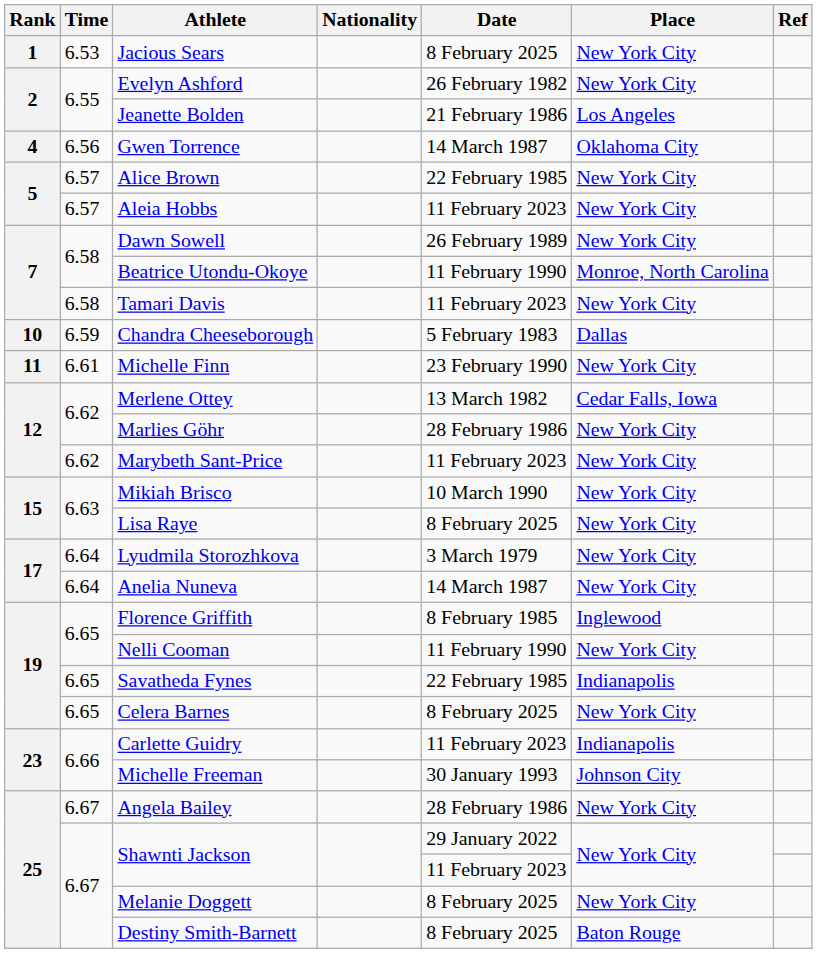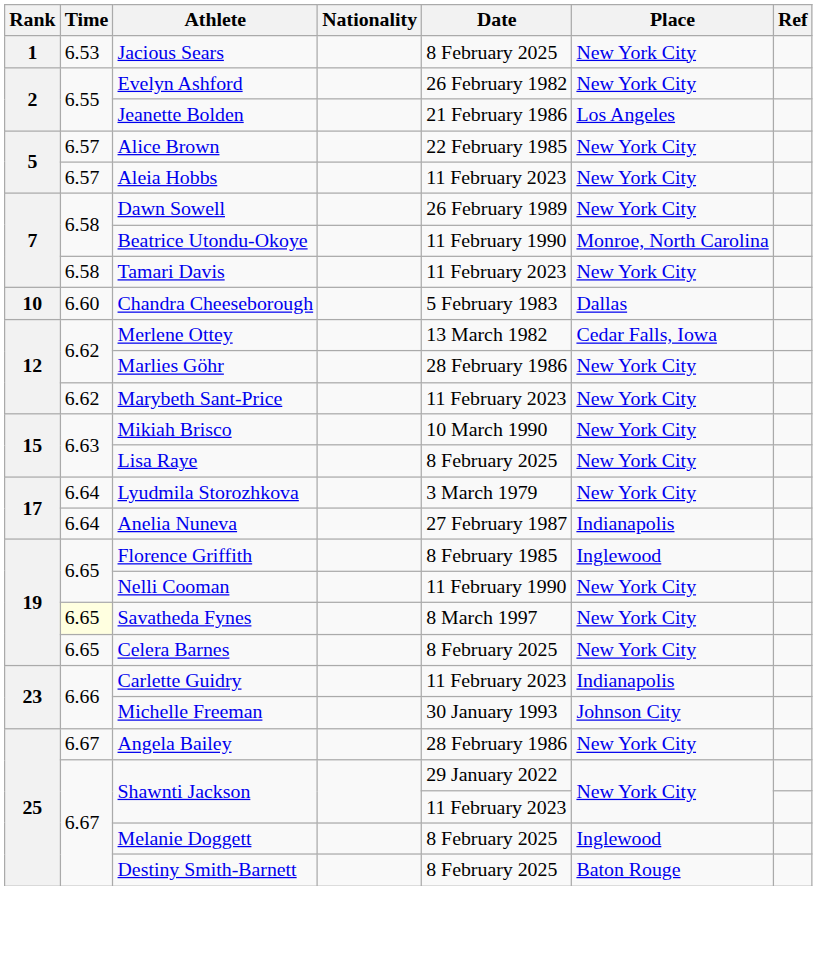- row: (32, 146)
(82, 334) 6.59 -> (82, 303) 6.60
- row: (32, 366)
(487, 586) 14 March 1987 -> (497, 523) 27 February 1987
(636, 586) New York City -> (625, 523) Indianapolis
(82, 680) no background -> (82, 618) lightyellow background
(497, 680) 22 February 1985 -> (482, 618) 8 March 1997
(625, 680) Indianapolis -> (636, 618) New York City
(636, 901) New York City -> (619, 838) Inglewood
